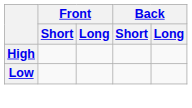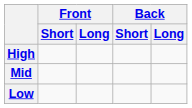+ row: (21, 73)
